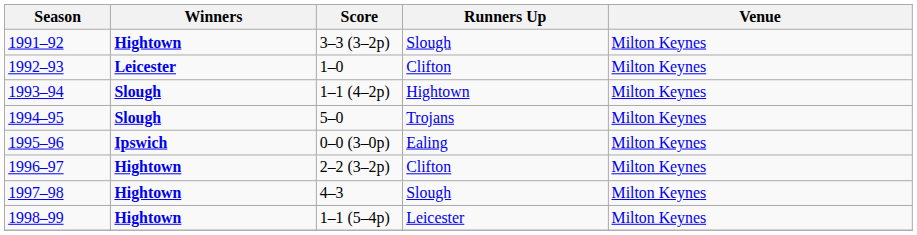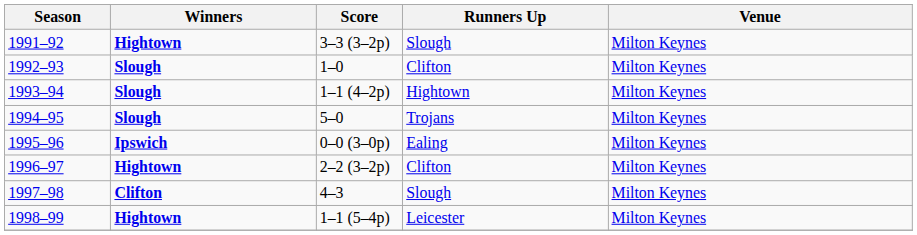(145, 67) Leicester -> (138, 67) Slough
(148, 192) Hightown -> (138, 192) Clifton
